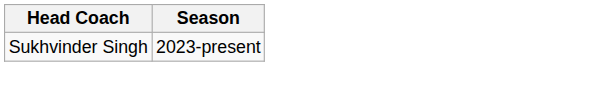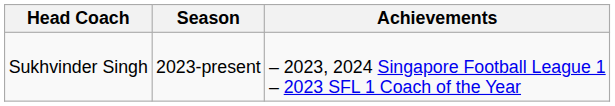+ column: (437, 18)
